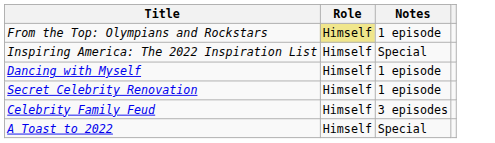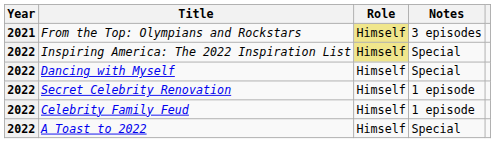+ column: (21, 14)
(409, 33) 1 episode -> (447, 33) 3 episodes
(347, 52) no background -> (381, 52) khaki background
(409, 71) 1 episode -> (436, 71) Special
(413, 109) 3 episodes -> (443, 109) 1 episode
